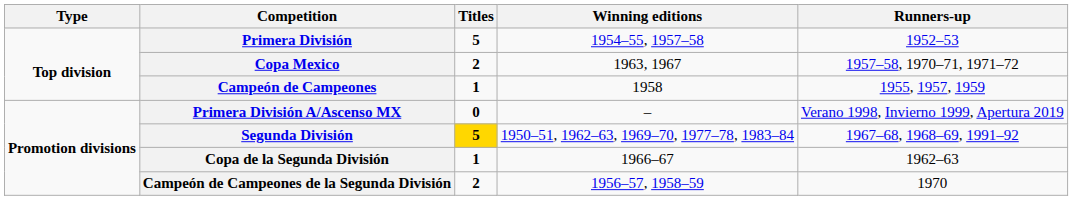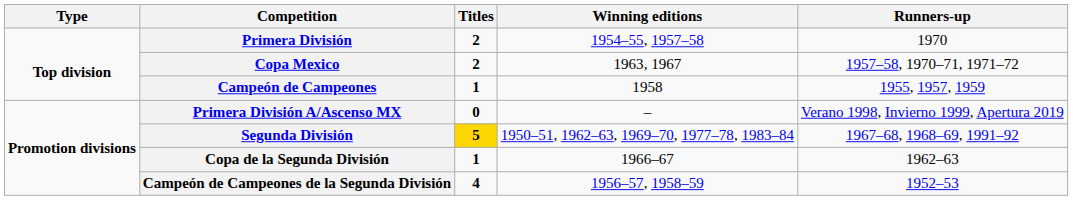(476, 40) 5 -> (476, 40) 2
(932, 40) 1952–53 -> (932, 40) 1970
(476, 183) 2 -> (476, 183) 4
(932, 183) 1970 -> (932, 183) 1952–53
